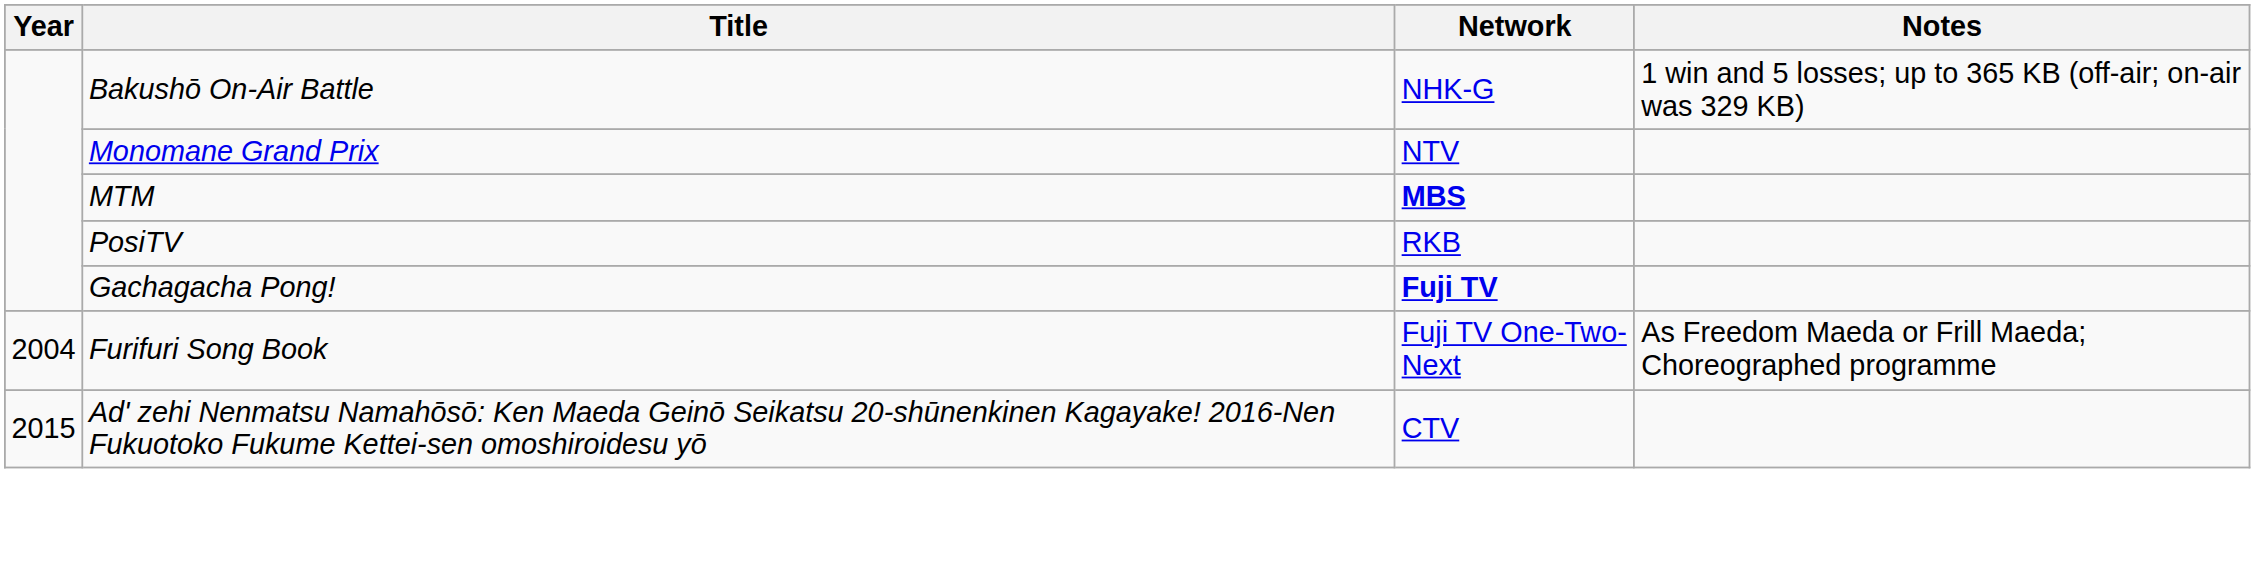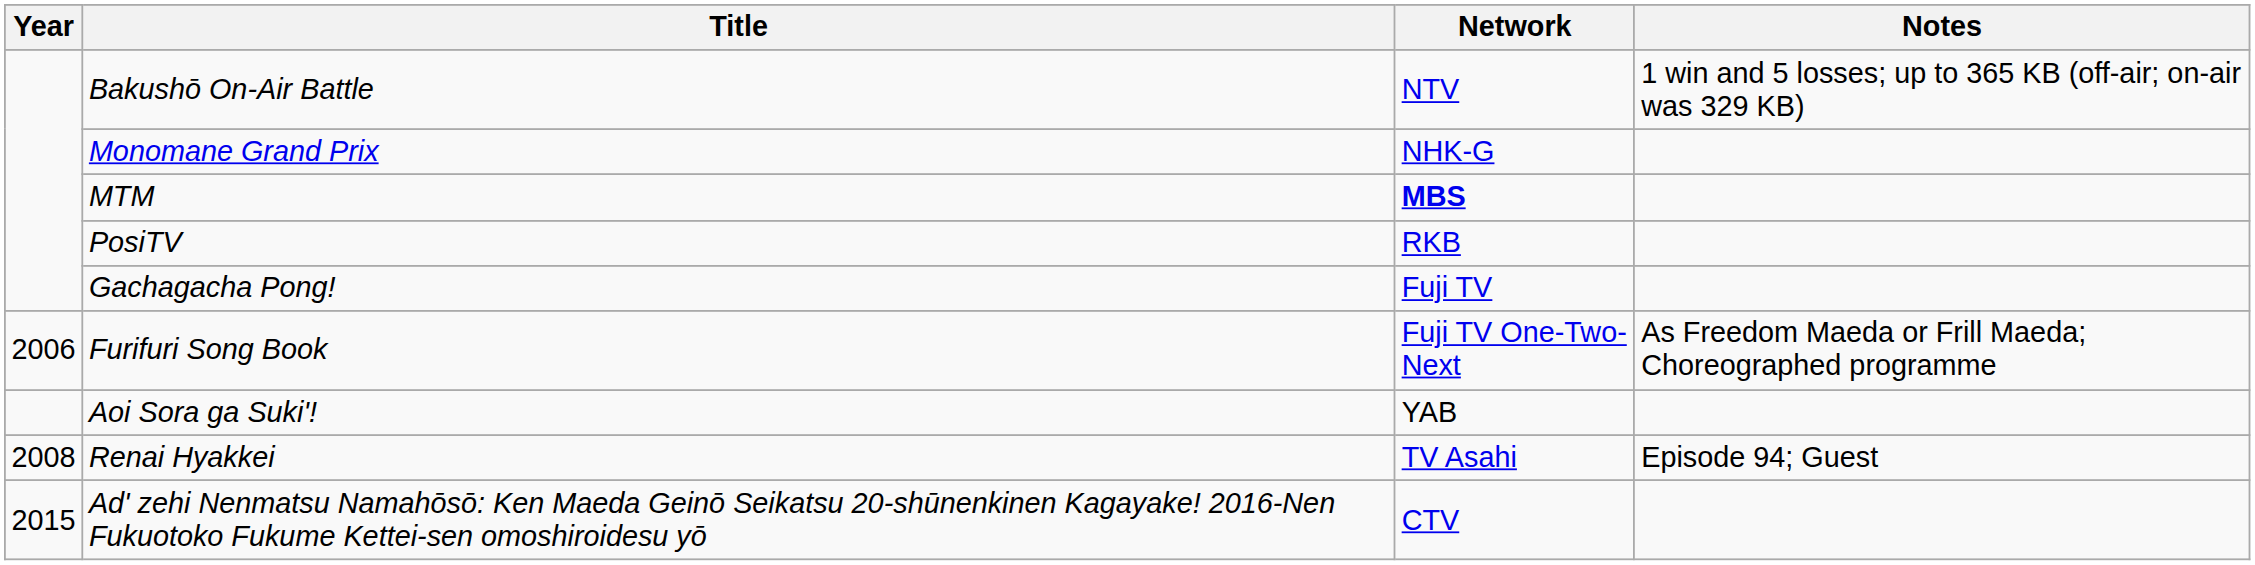(1448, 89) NHK-G -> (1430, 89) NTV
(1430, 151) NTV -> (1448, 151) NHK-G
(1450, 288) bold -> (1447, 288) normal
(44, 349) 2004 -> (44, 349) 2006
+ row: (203, 411)
+ row: (182, 457)
